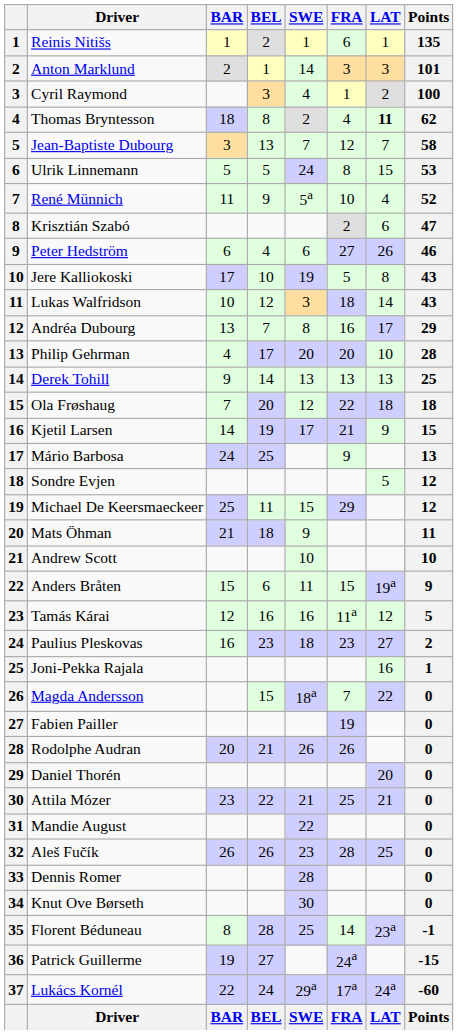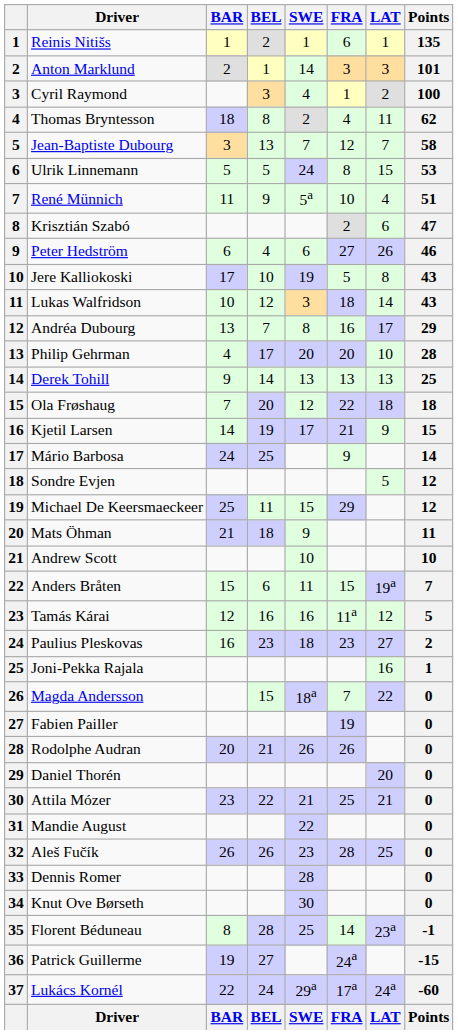(385, 119) bold -> (385, 119) normal
(429, 197) 52 -> (429, 197) 51
(429, 455) 13 -> (429, 455) 14
(429, 585) 9 -> (429, 585) 7
